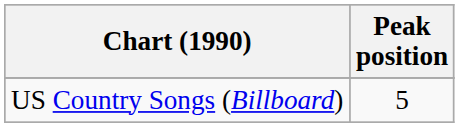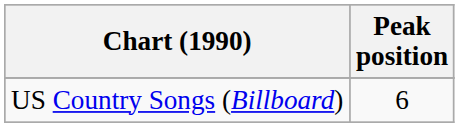(402, 99) 5 -> (402, 99) 6
